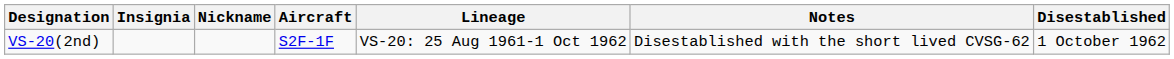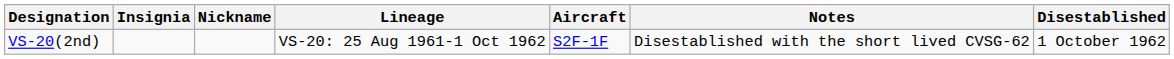columns swapped: (316, 17) <-> (493, 17)
